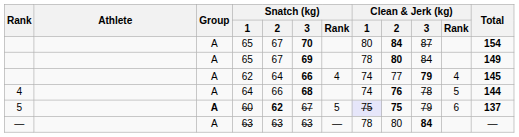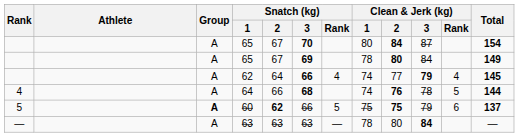(307, 108) 67 -> (307, 108) 66
(367, 108) lavender background -> (367, 108) no background
